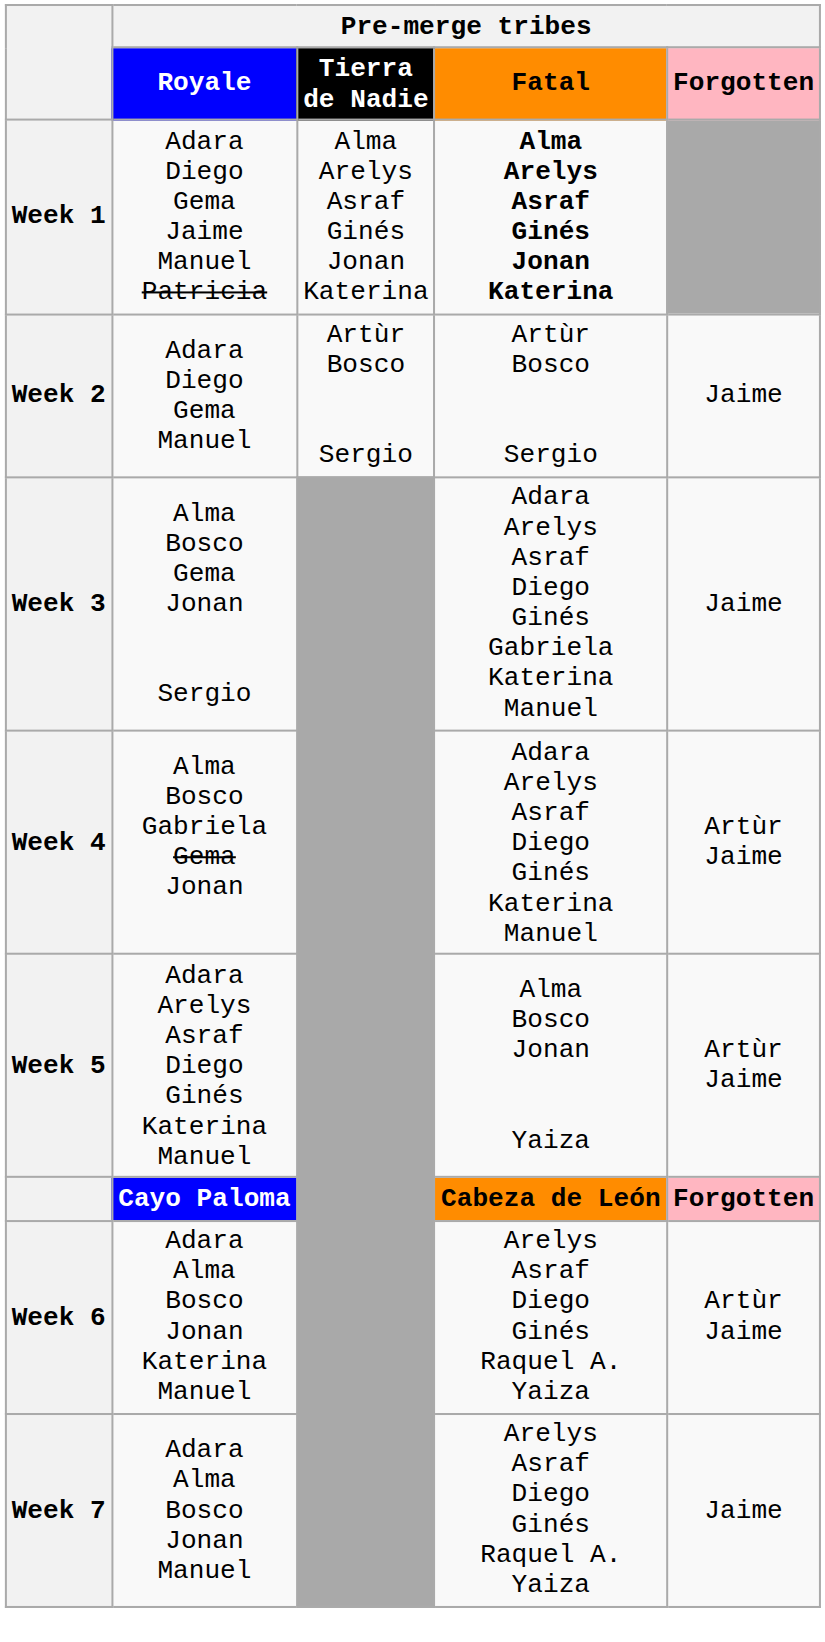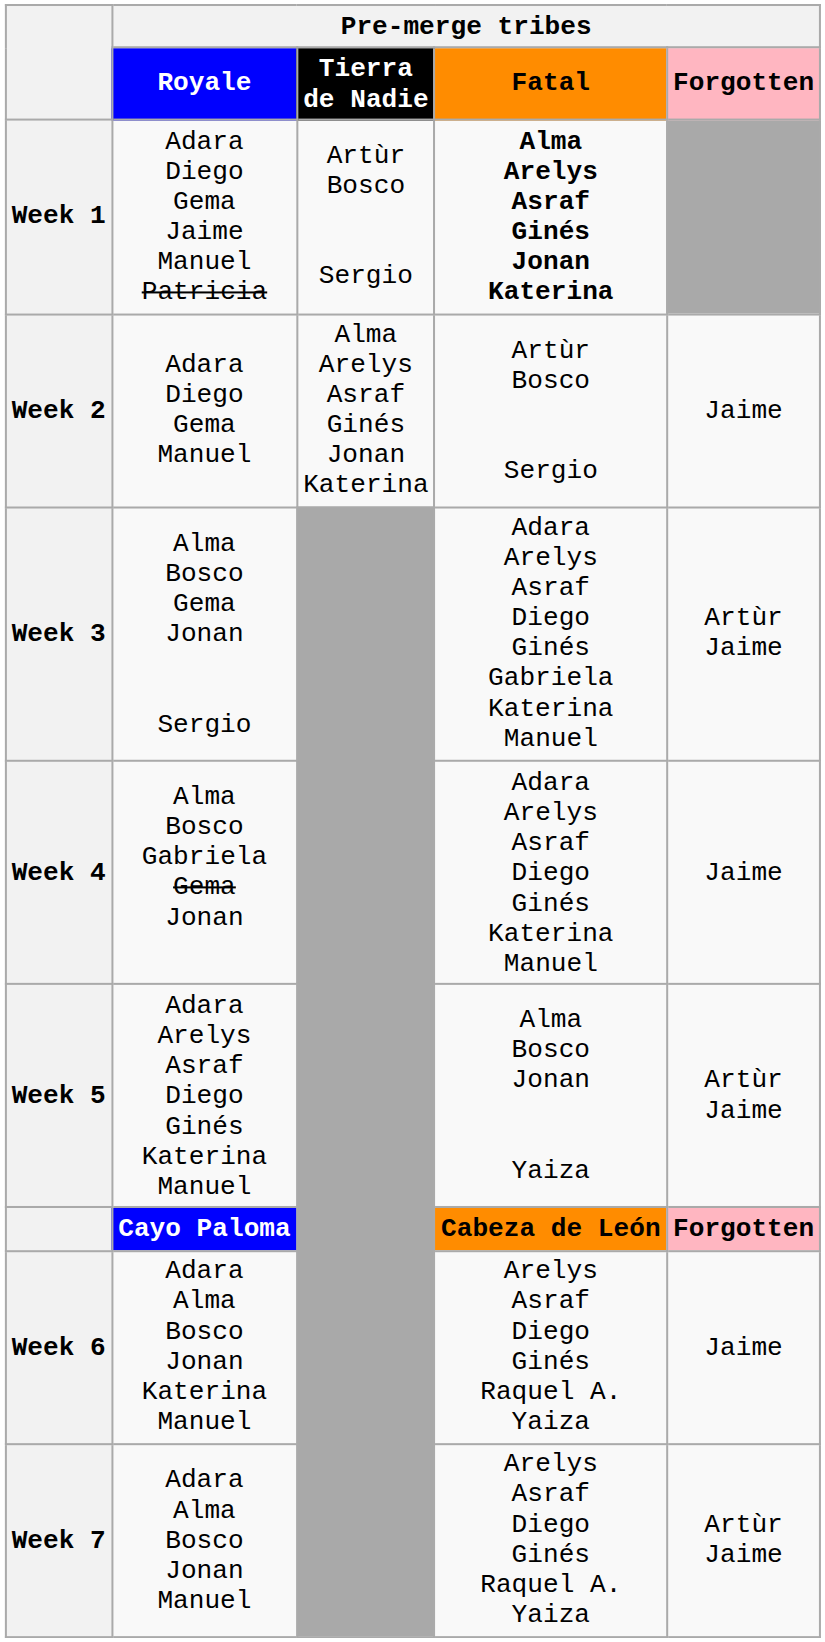(366, 217) Alma Arelys Asraf Ginés Jonan Katerina -> (366, 217) Artùr Bosco Sergio
(366, 395) Artùr Bosco Sergio -> (366, 410) Alma Arelys Asraf Ginés Jonan Katerina
(744, 604) Jaime -> (744, 634) Artùr Jaime
(744, 842) Artùr Jaime -> (744, 872) Jaime
(744, 1317) Artùr Jaime -> (744, 1347) Jaime
(744, 1510) Jaime -> (744, 1540) Artùr Jaime
